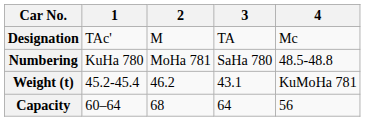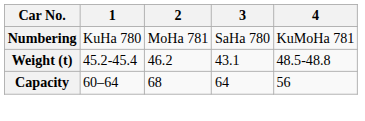- row: (43, 37)
(306, 60) 48.5-48.8 -> (315, 37) KuMoHa 781
(318, 82) KuMoHa 781 -> (304, 60) 48.5-48.8
